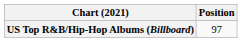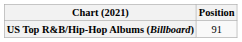(217, 29) 97 -> (217, 29) 91
